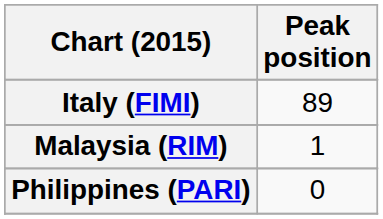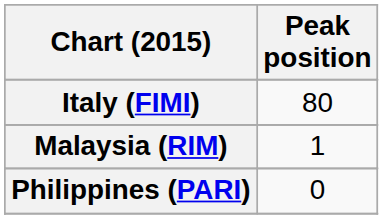(317, 102) 89 -> (317, 102) 80
